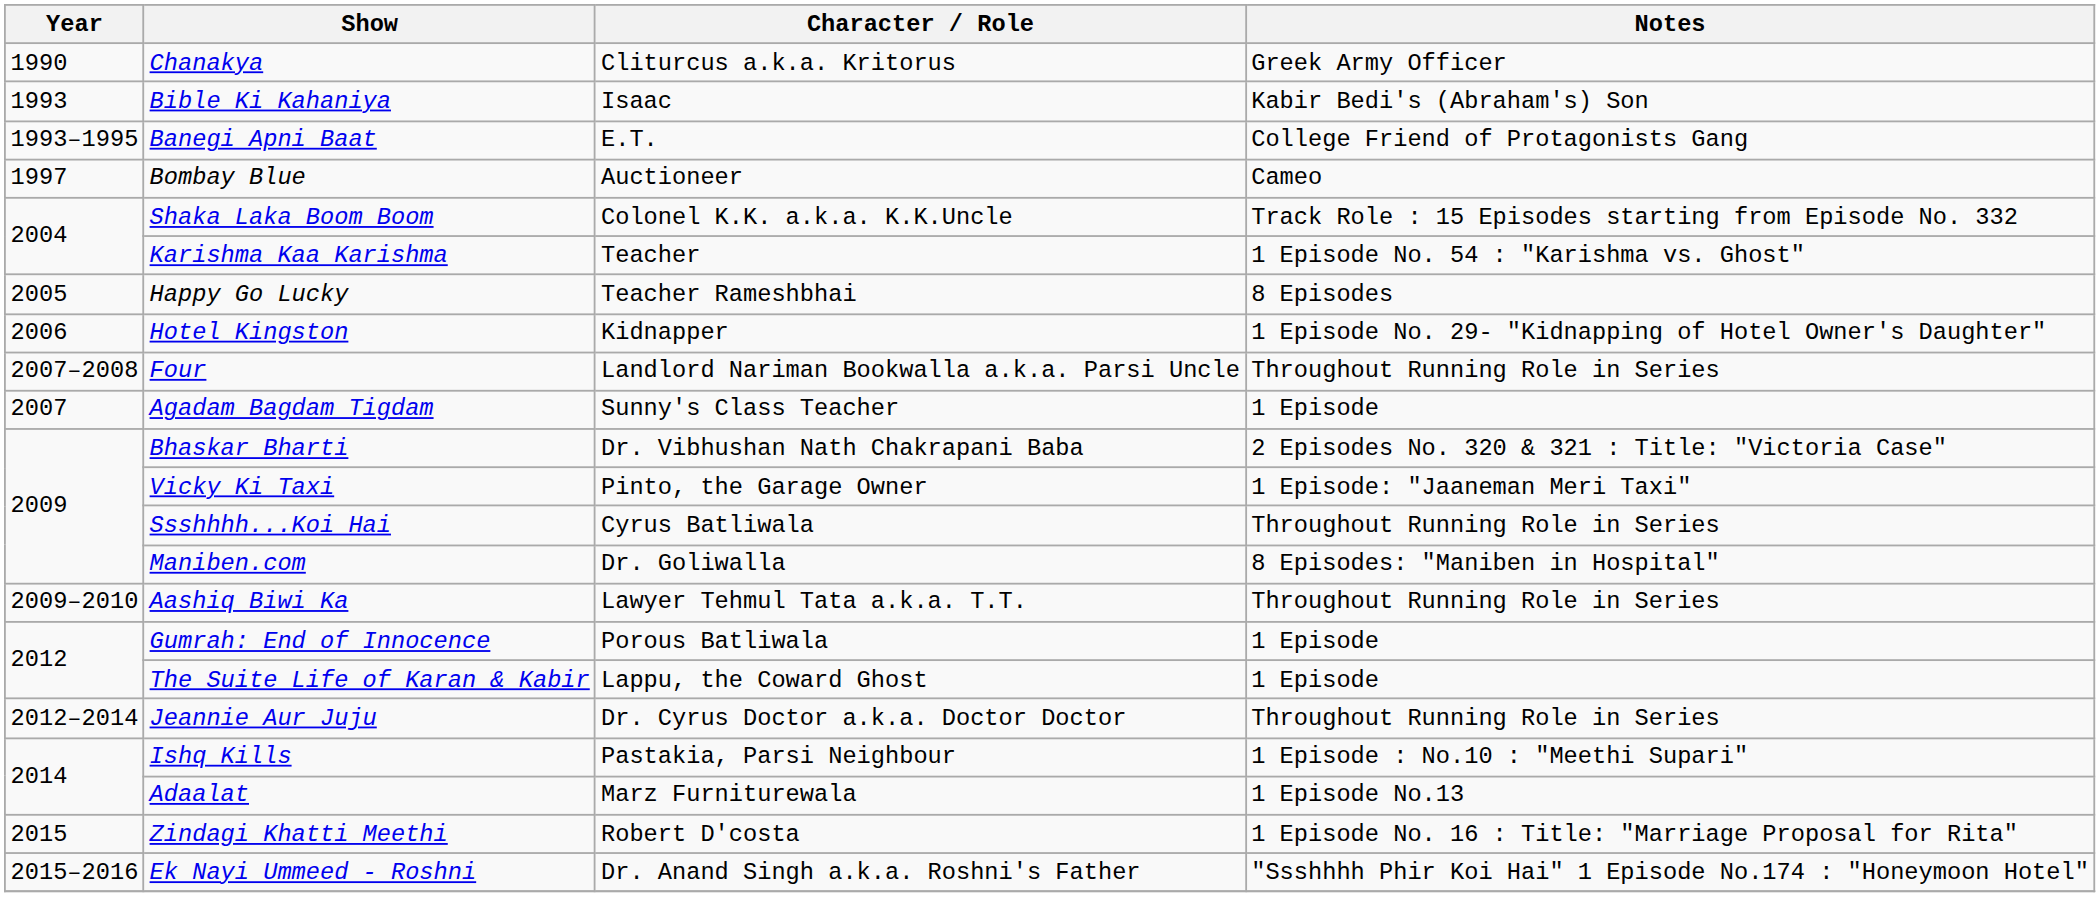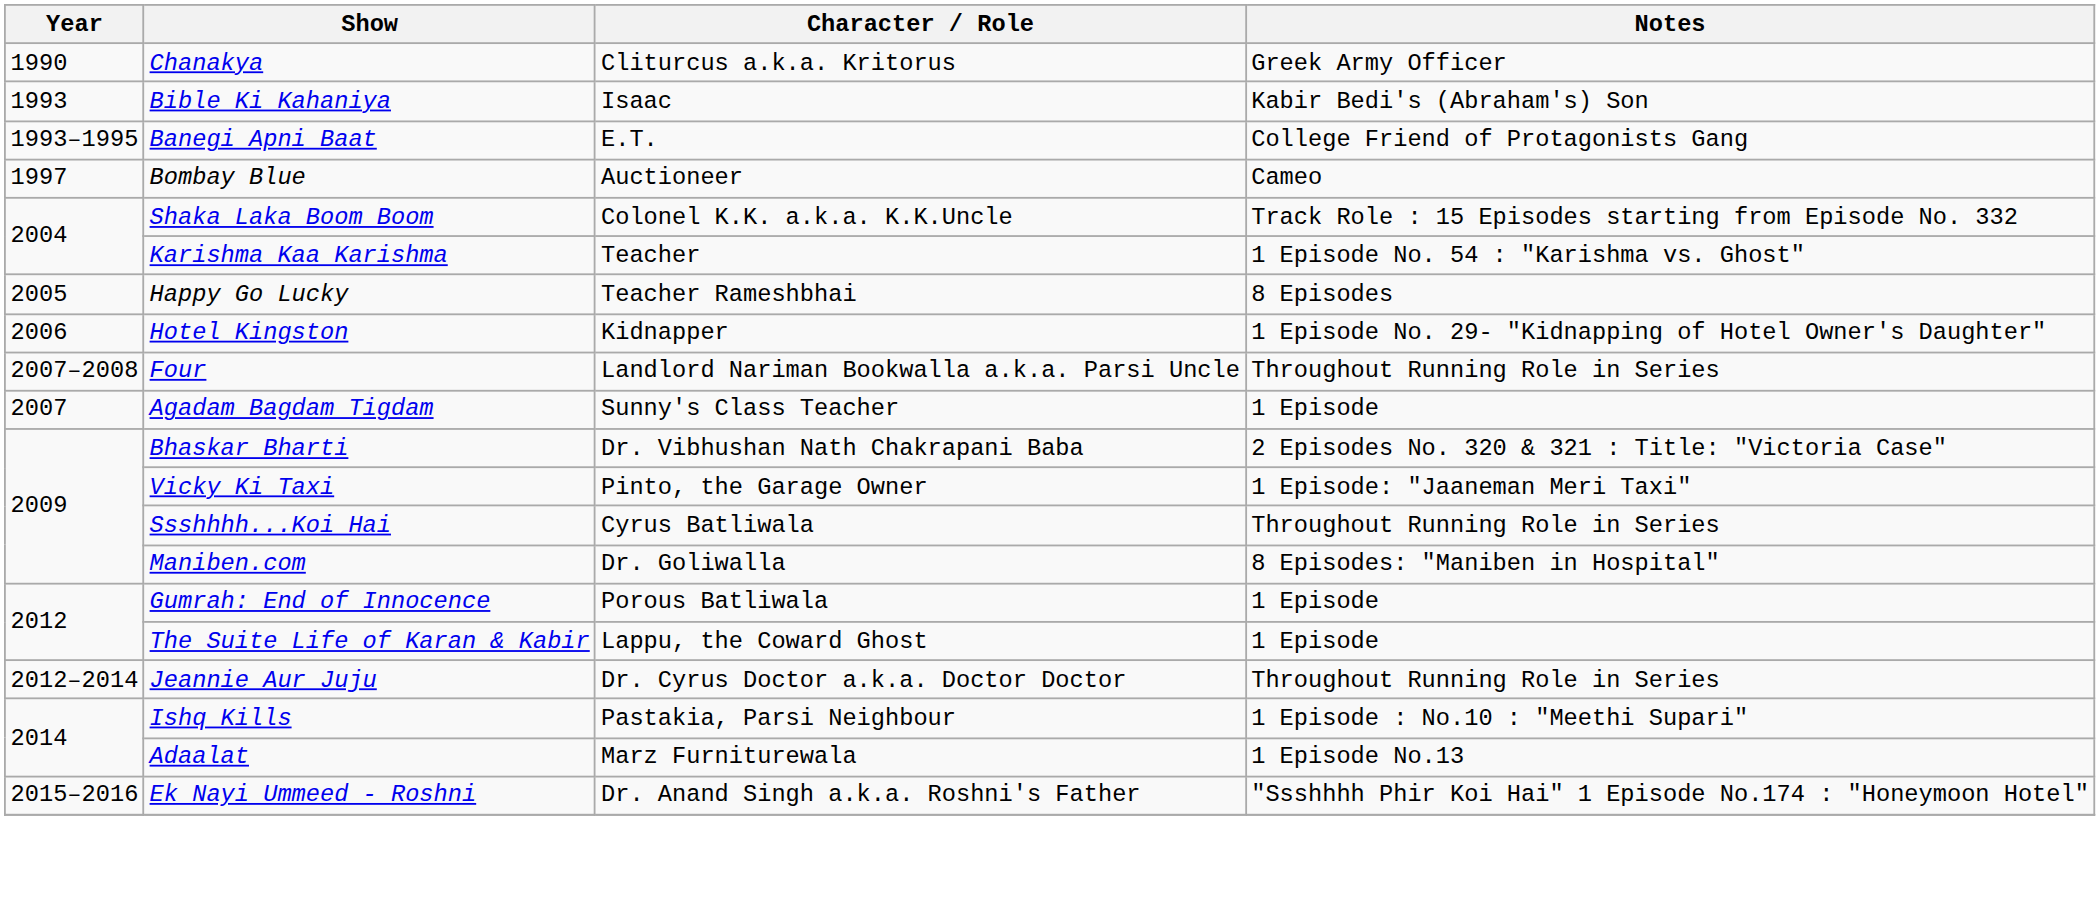- row: (249, 603)
- row: (299, 834)
